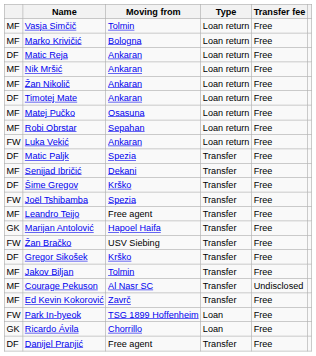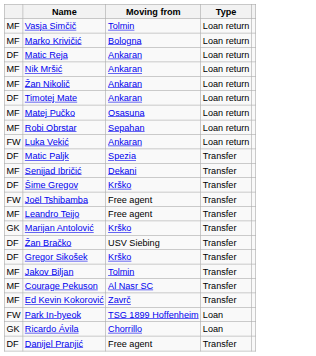- column: (280, 12)
(122, 199) Spezia -> (130, 199) Free agent
(134, 228) Hapoel Haifa -> (120, 228) Krško
(14, 243) FW -> (12, 243) DF
